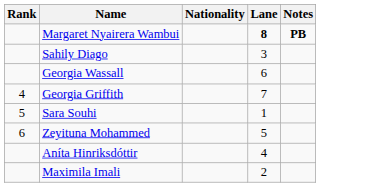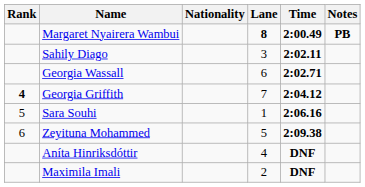+ column: (302, 14)
(22, 93) normal -> (22, 93) bold
